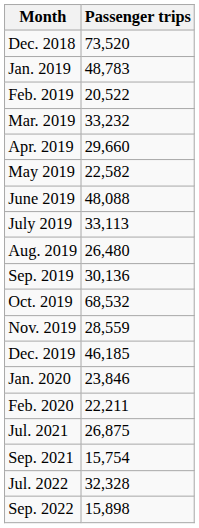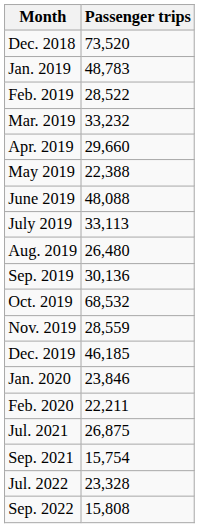(107, 95) 20,522 -> (107, 95) 28,522
(107, 172) 22,582 -> (107, 172) 22,388
(107, 483) 32,328 -> (107, 483) 23,328
(107, 509) 15,898 -> (107, 509) 15,808
